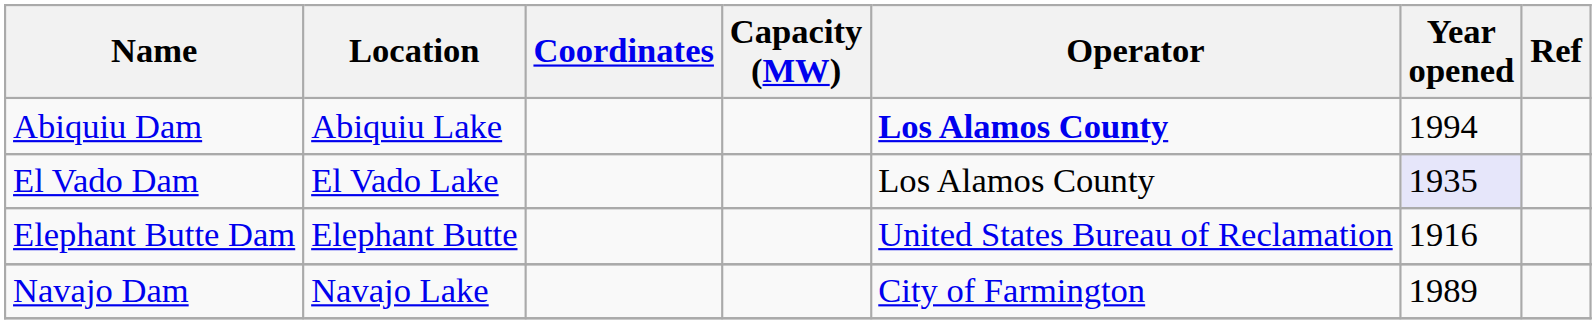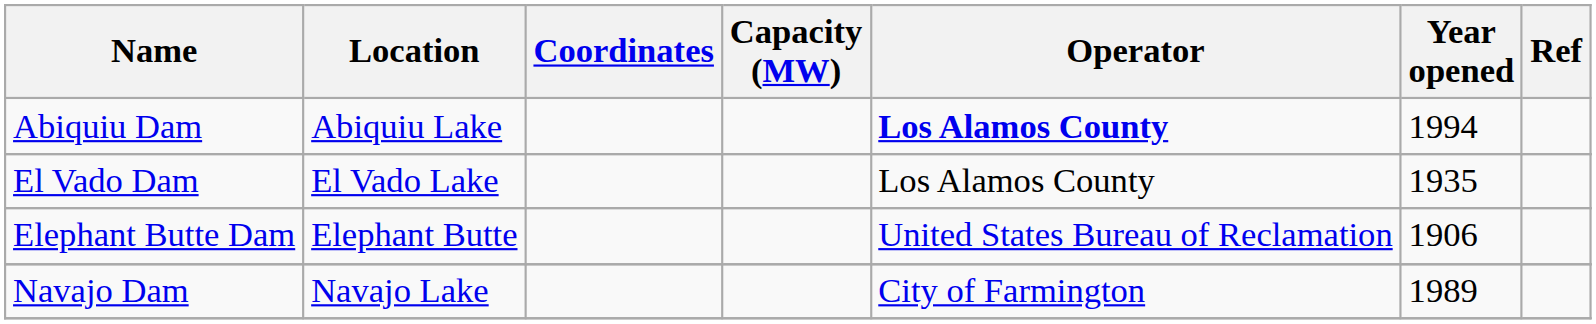(1443, 180) lavender background -> (1443, 180) no background
(1443, 235) 1916 -> (1443, 235) 1906
